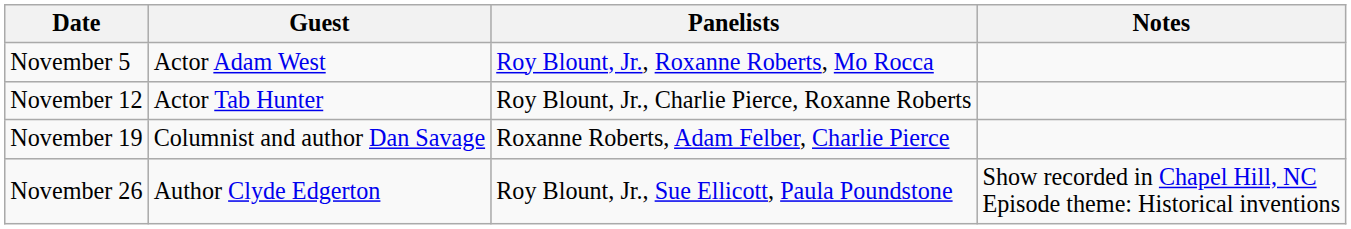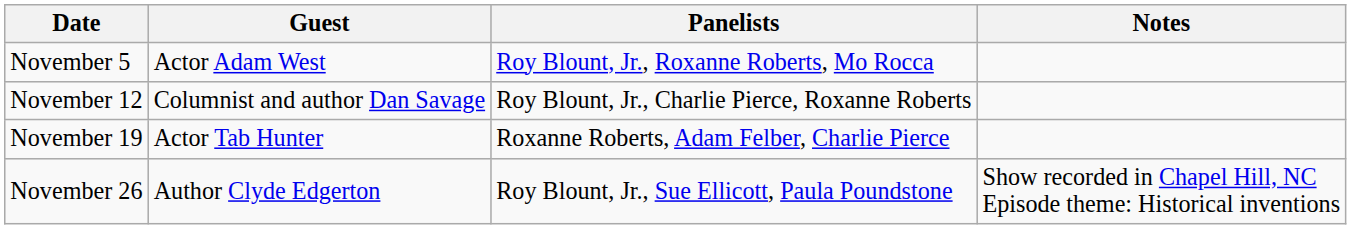(238, 100) Actor Tab Hunter -> (319, 100) Columnist and author Dan Savage
(319, 138) Columnist and author Dan Savage -> (238, 138) Actor Tab Hunter
